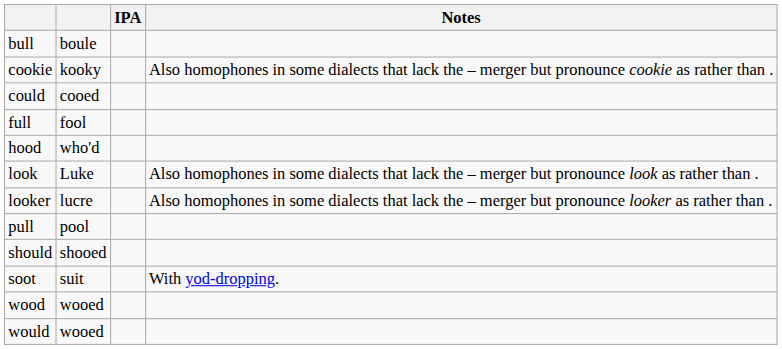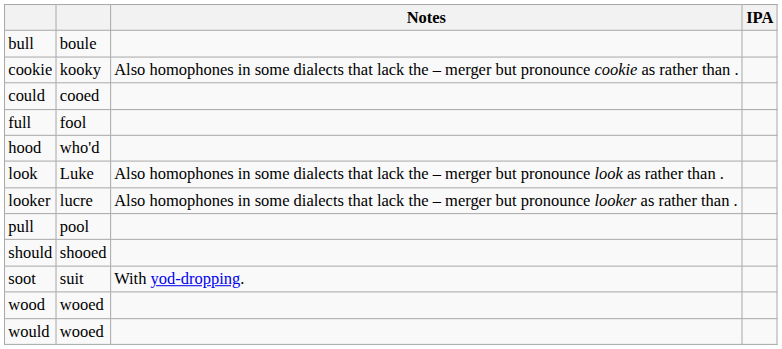columns swapped: (128, 17) <-> (461, 17)
